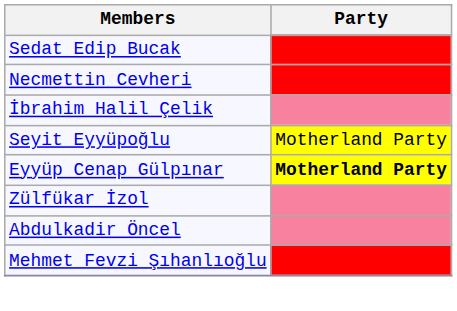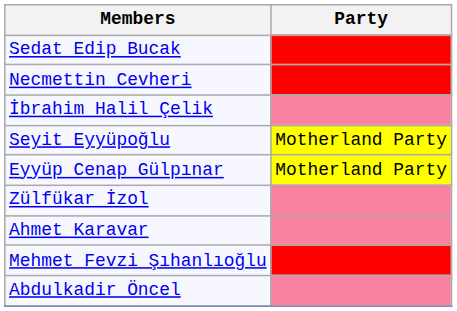(361, 170) bold -> (361, 170) normal
+ row: (79, 230)
rows swapped: (95, 230) <-> (138, 260)
